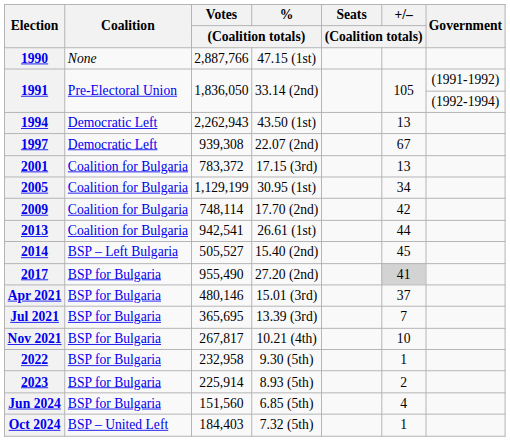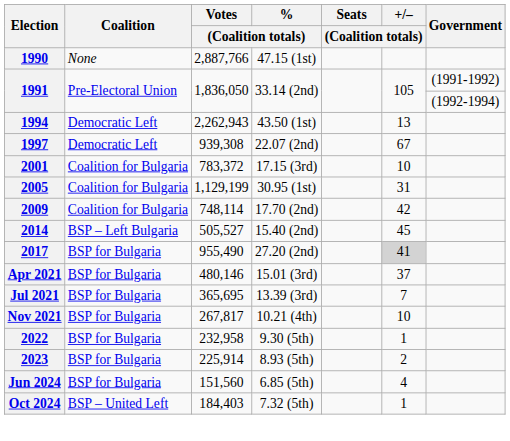(404, 166) 13 -> (404, 166) 10
(404, 187) 34 -> (404, 187) 31
- row: (35, 230)
